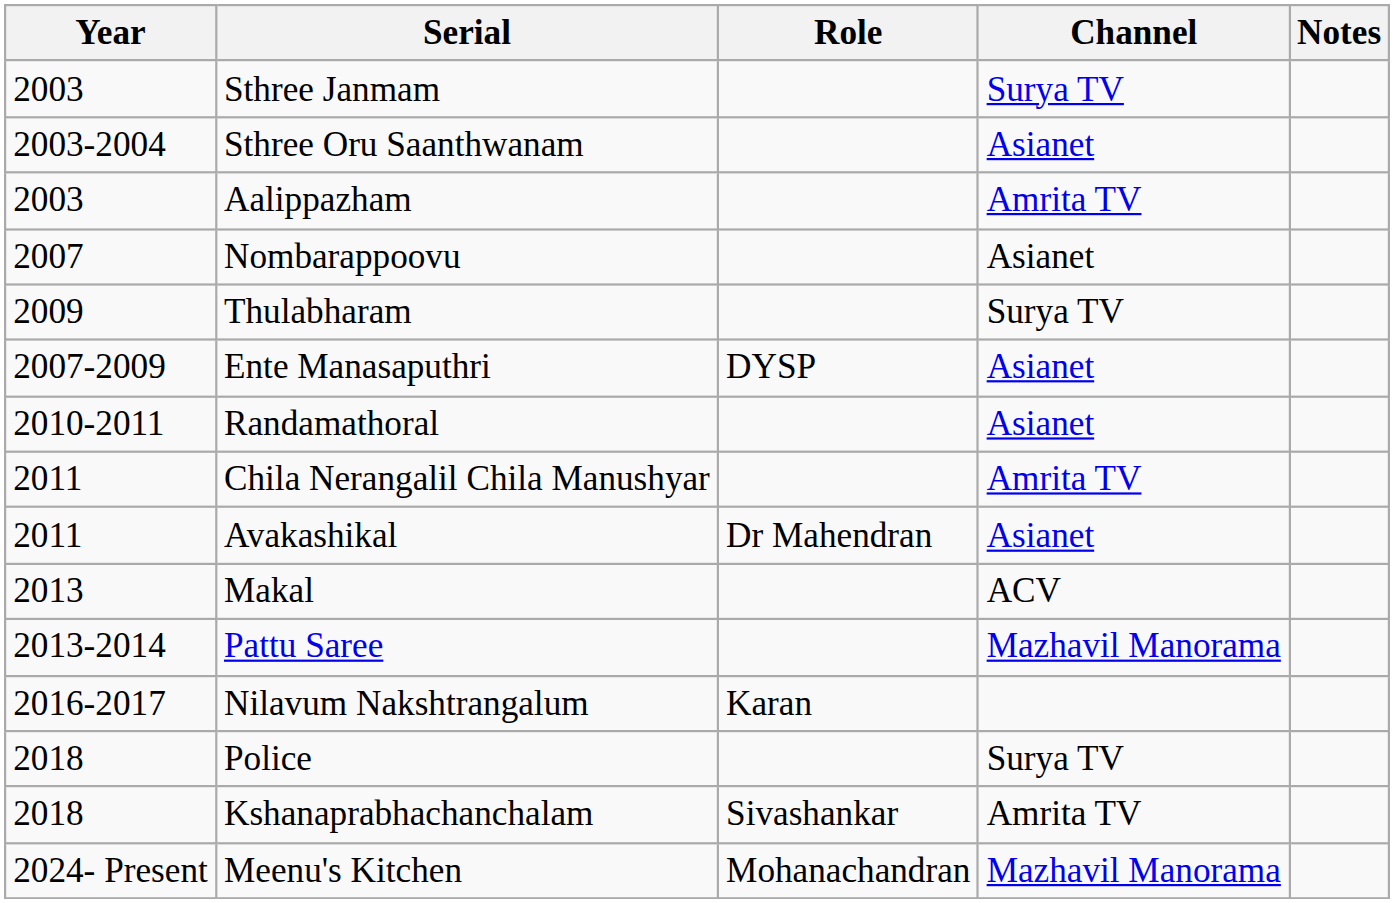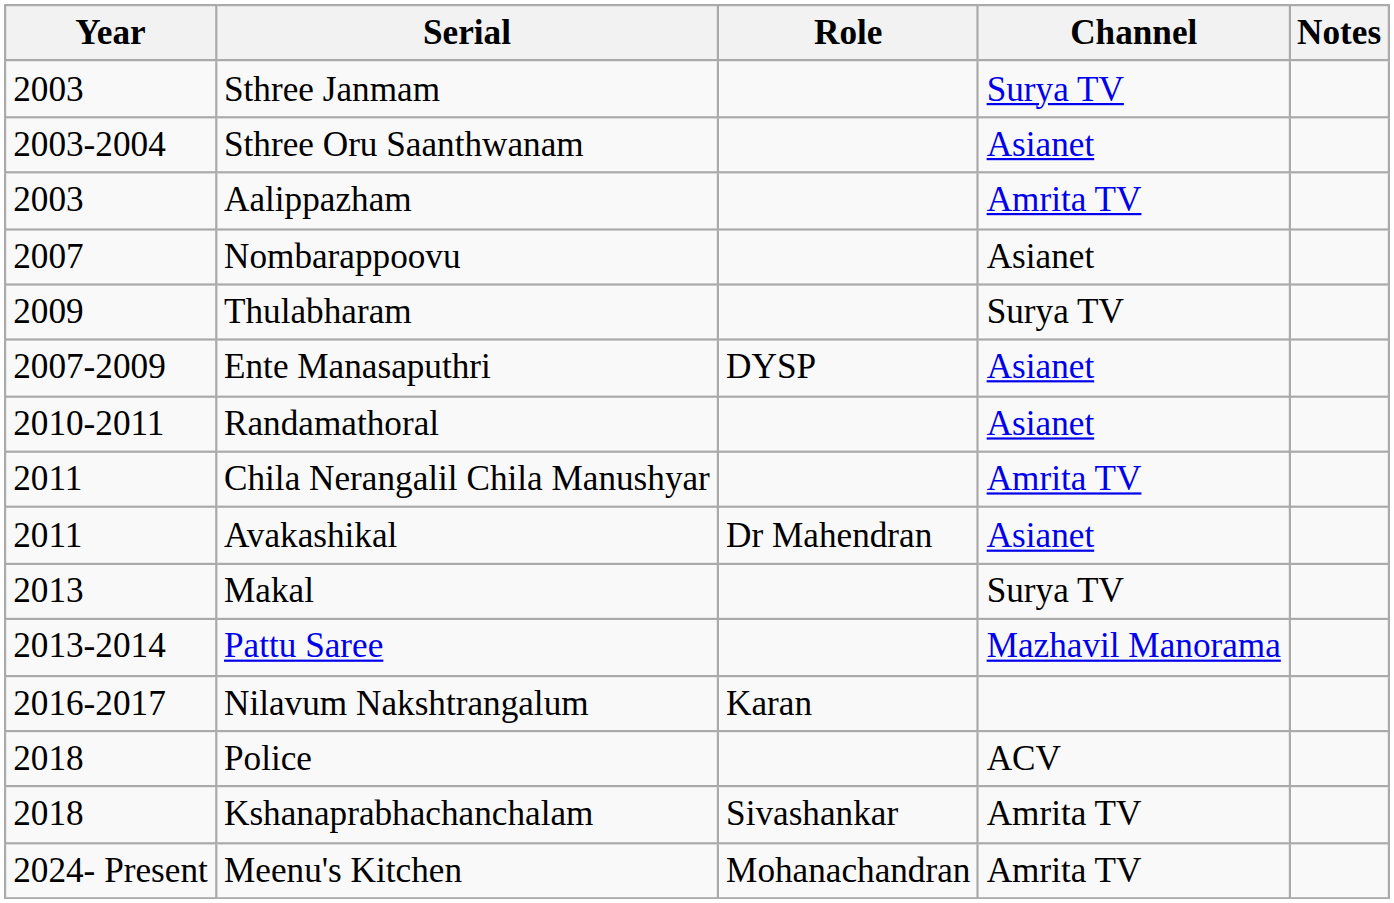(1024, 590) ACV -> (1055, 590) Surya TV
(1055, 758) Surya TV -> (1024, 758) ACV
(1134, 869) Mazhavil Manorama -> (1064, 869) Amrita TV
